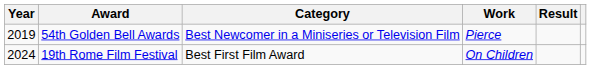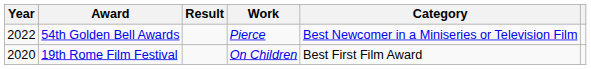columns swapped: (322, 14) <-> (558, 14)
(21, 34) 2019 -> (21, 34) 2022
(21, 54) 2024 -> (21, 54) 2020
